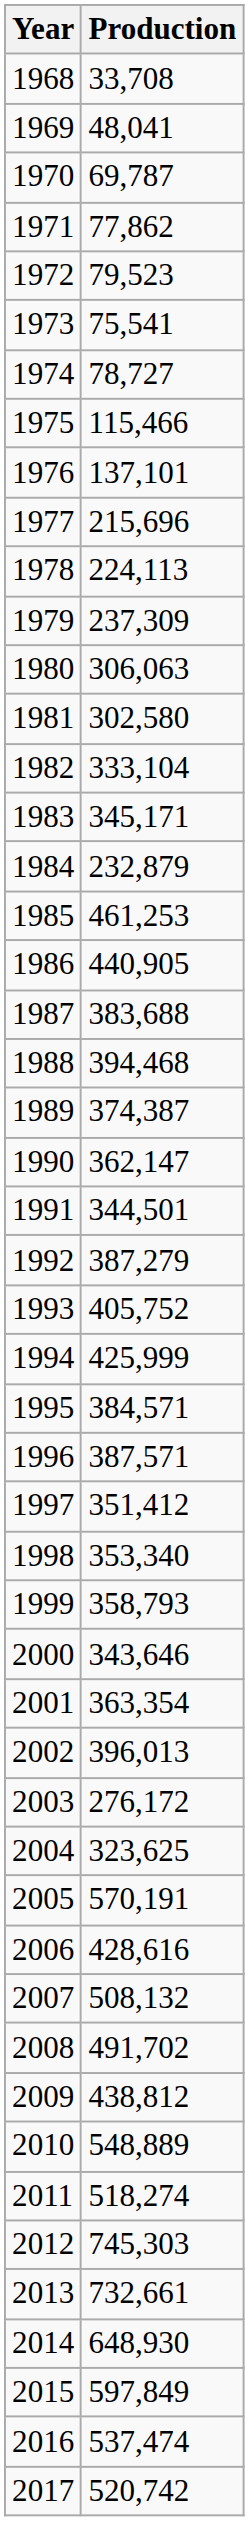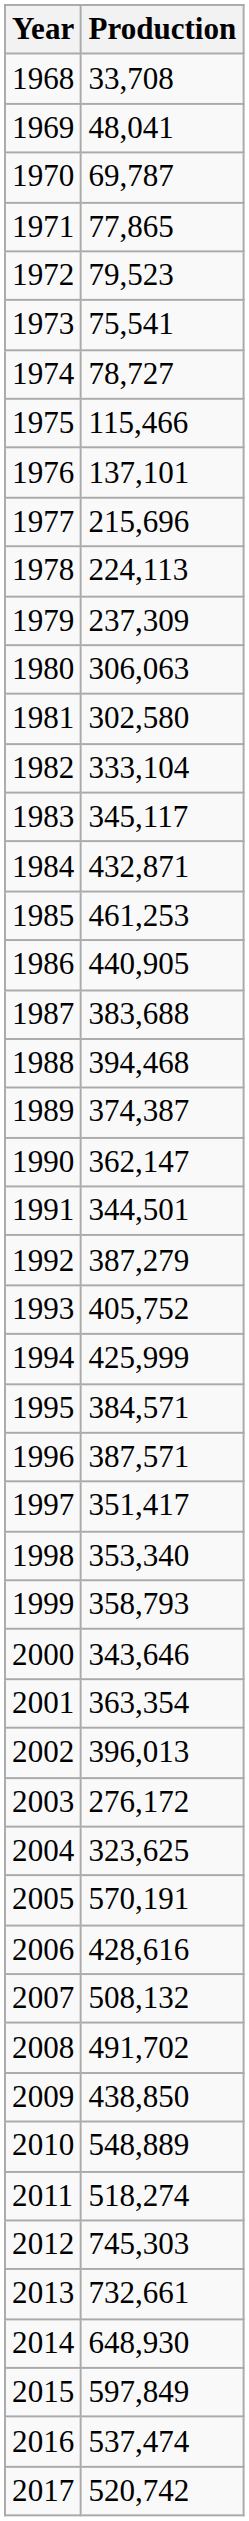(131, 226) 77,862 -> (131, 226) 77,865
(139, 816) 345,171 -> (138, 816) 345,117
(139, 865) 232,879 -> (139, 865) 432,871
(139, 1505) 351,412 -> (139, 1505) 351,417
(139, 2096) 438,812 -> (139, 2096) 438,850
